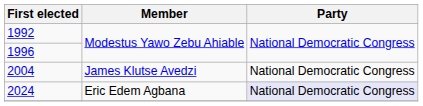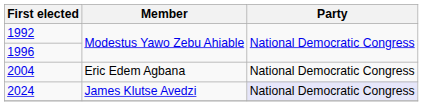(140, 71) James Klutse Avedzi -> (135, 71) Eric Edem Agbana
(135, 91) Eric Edem Agbana -> (140, 91) James Klutse Avedzi
